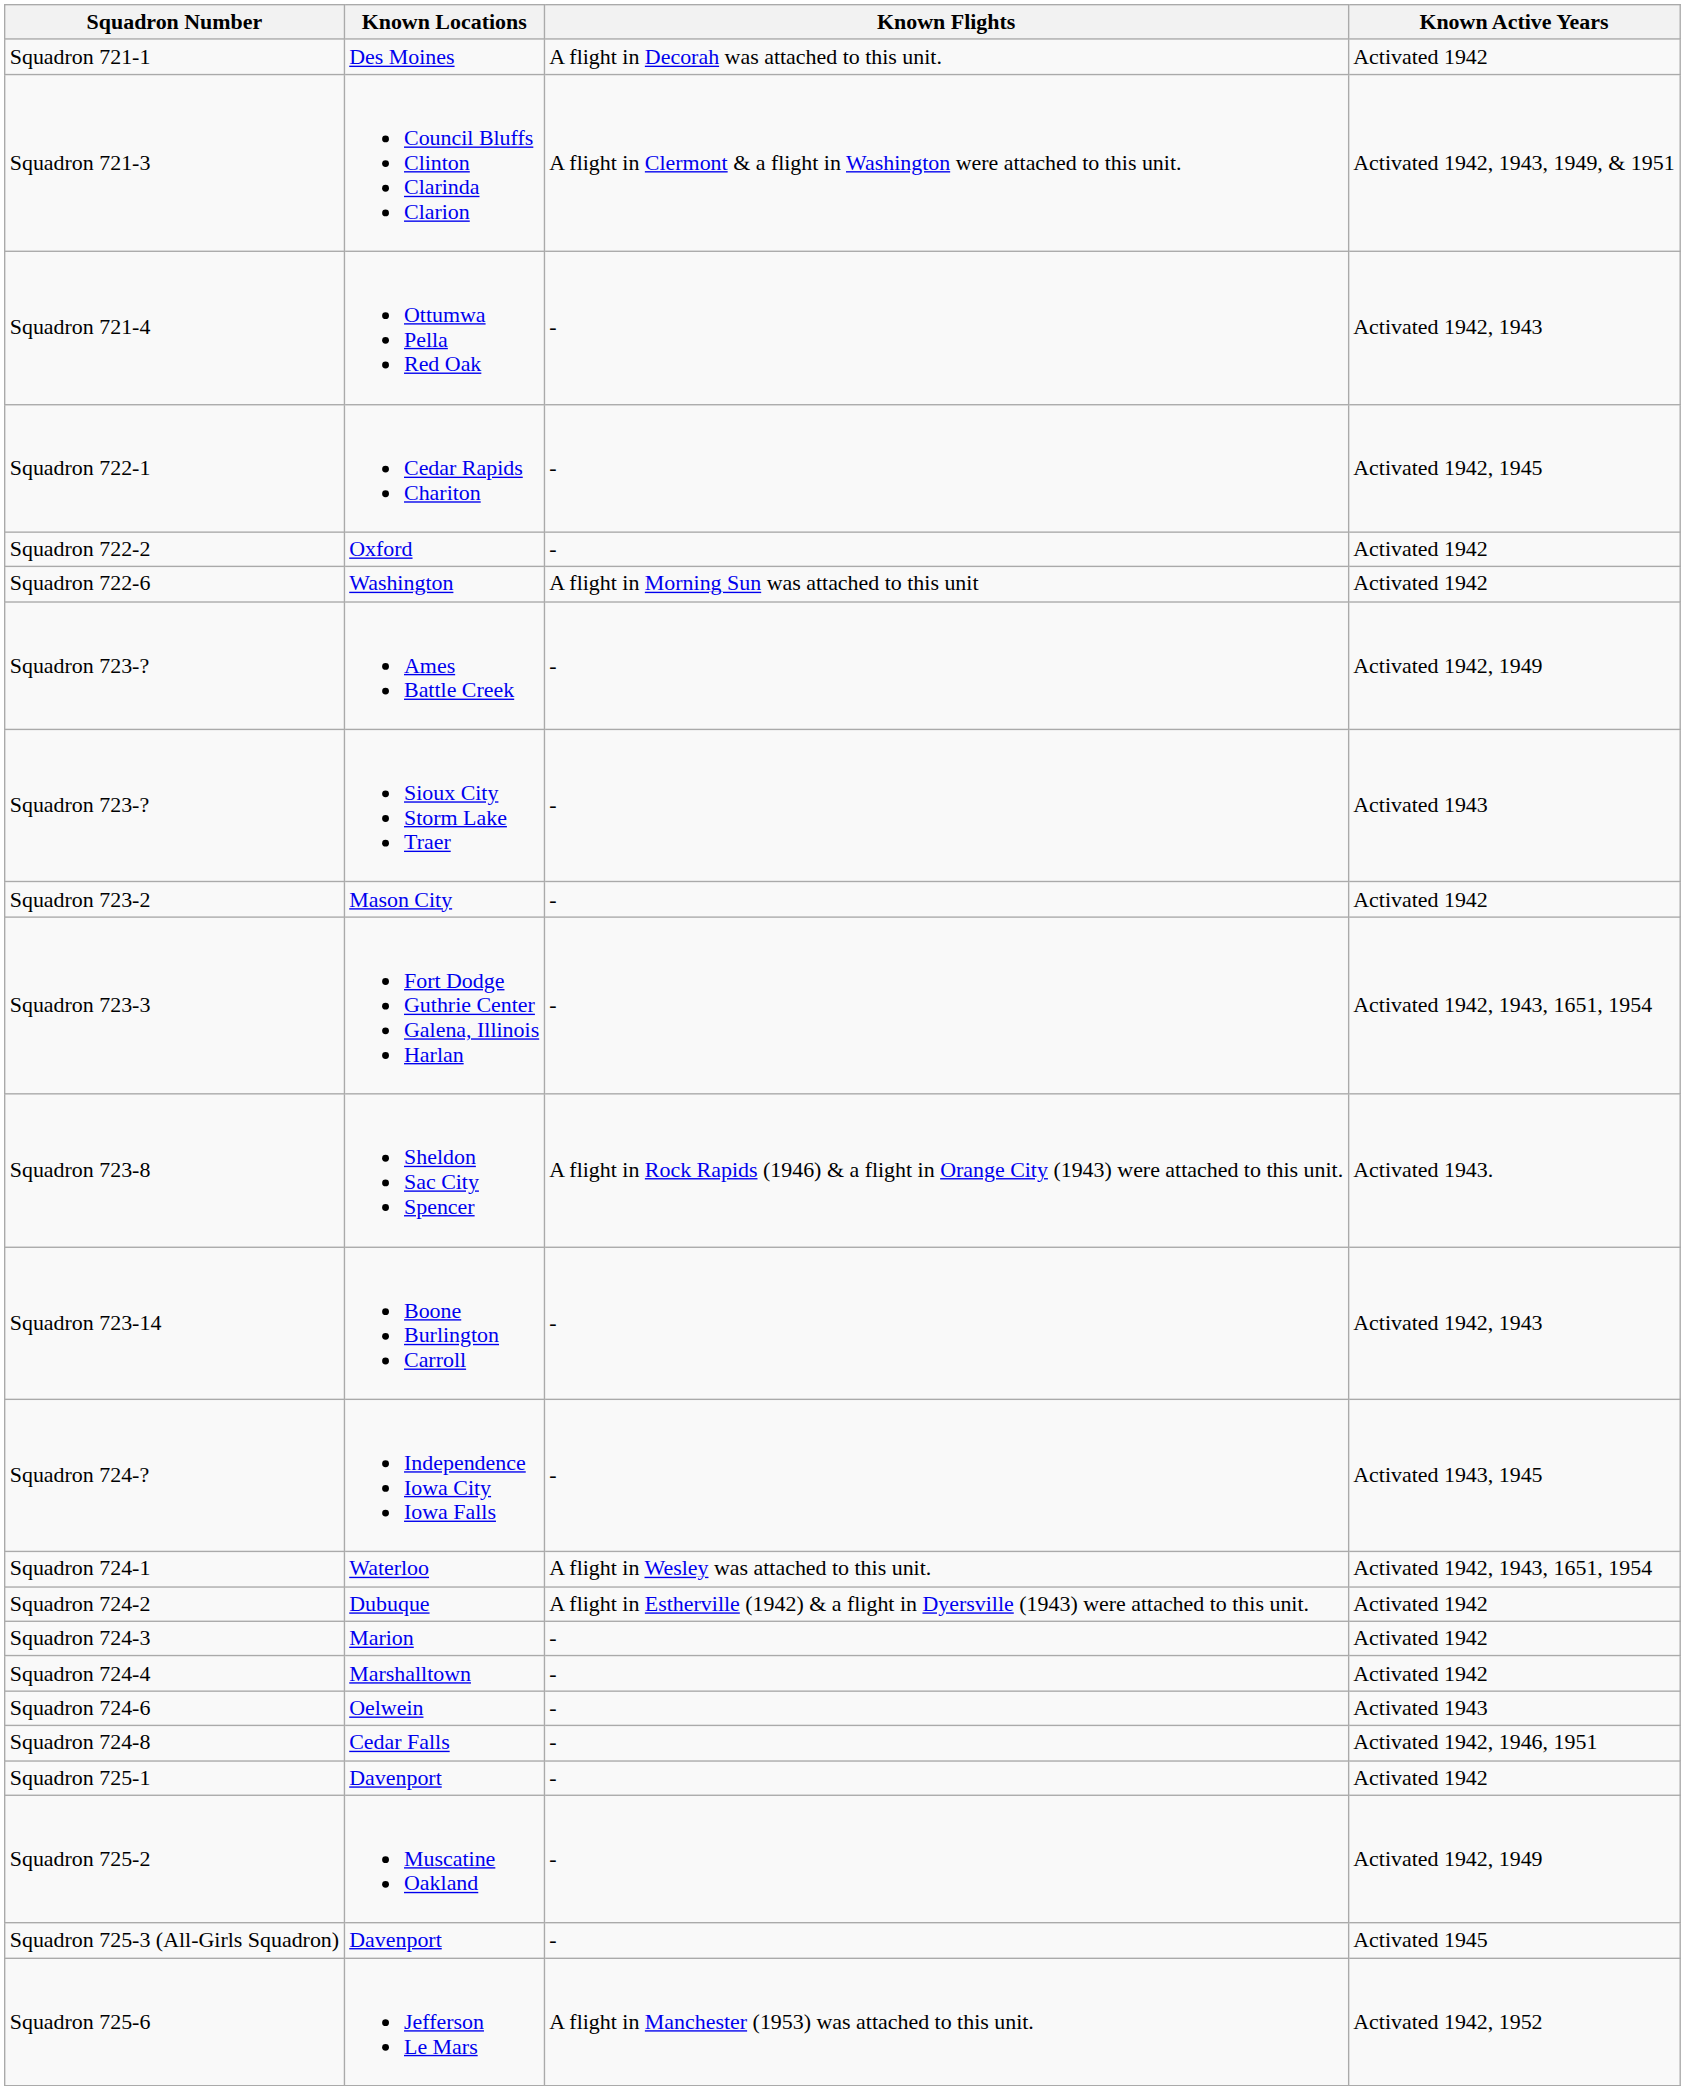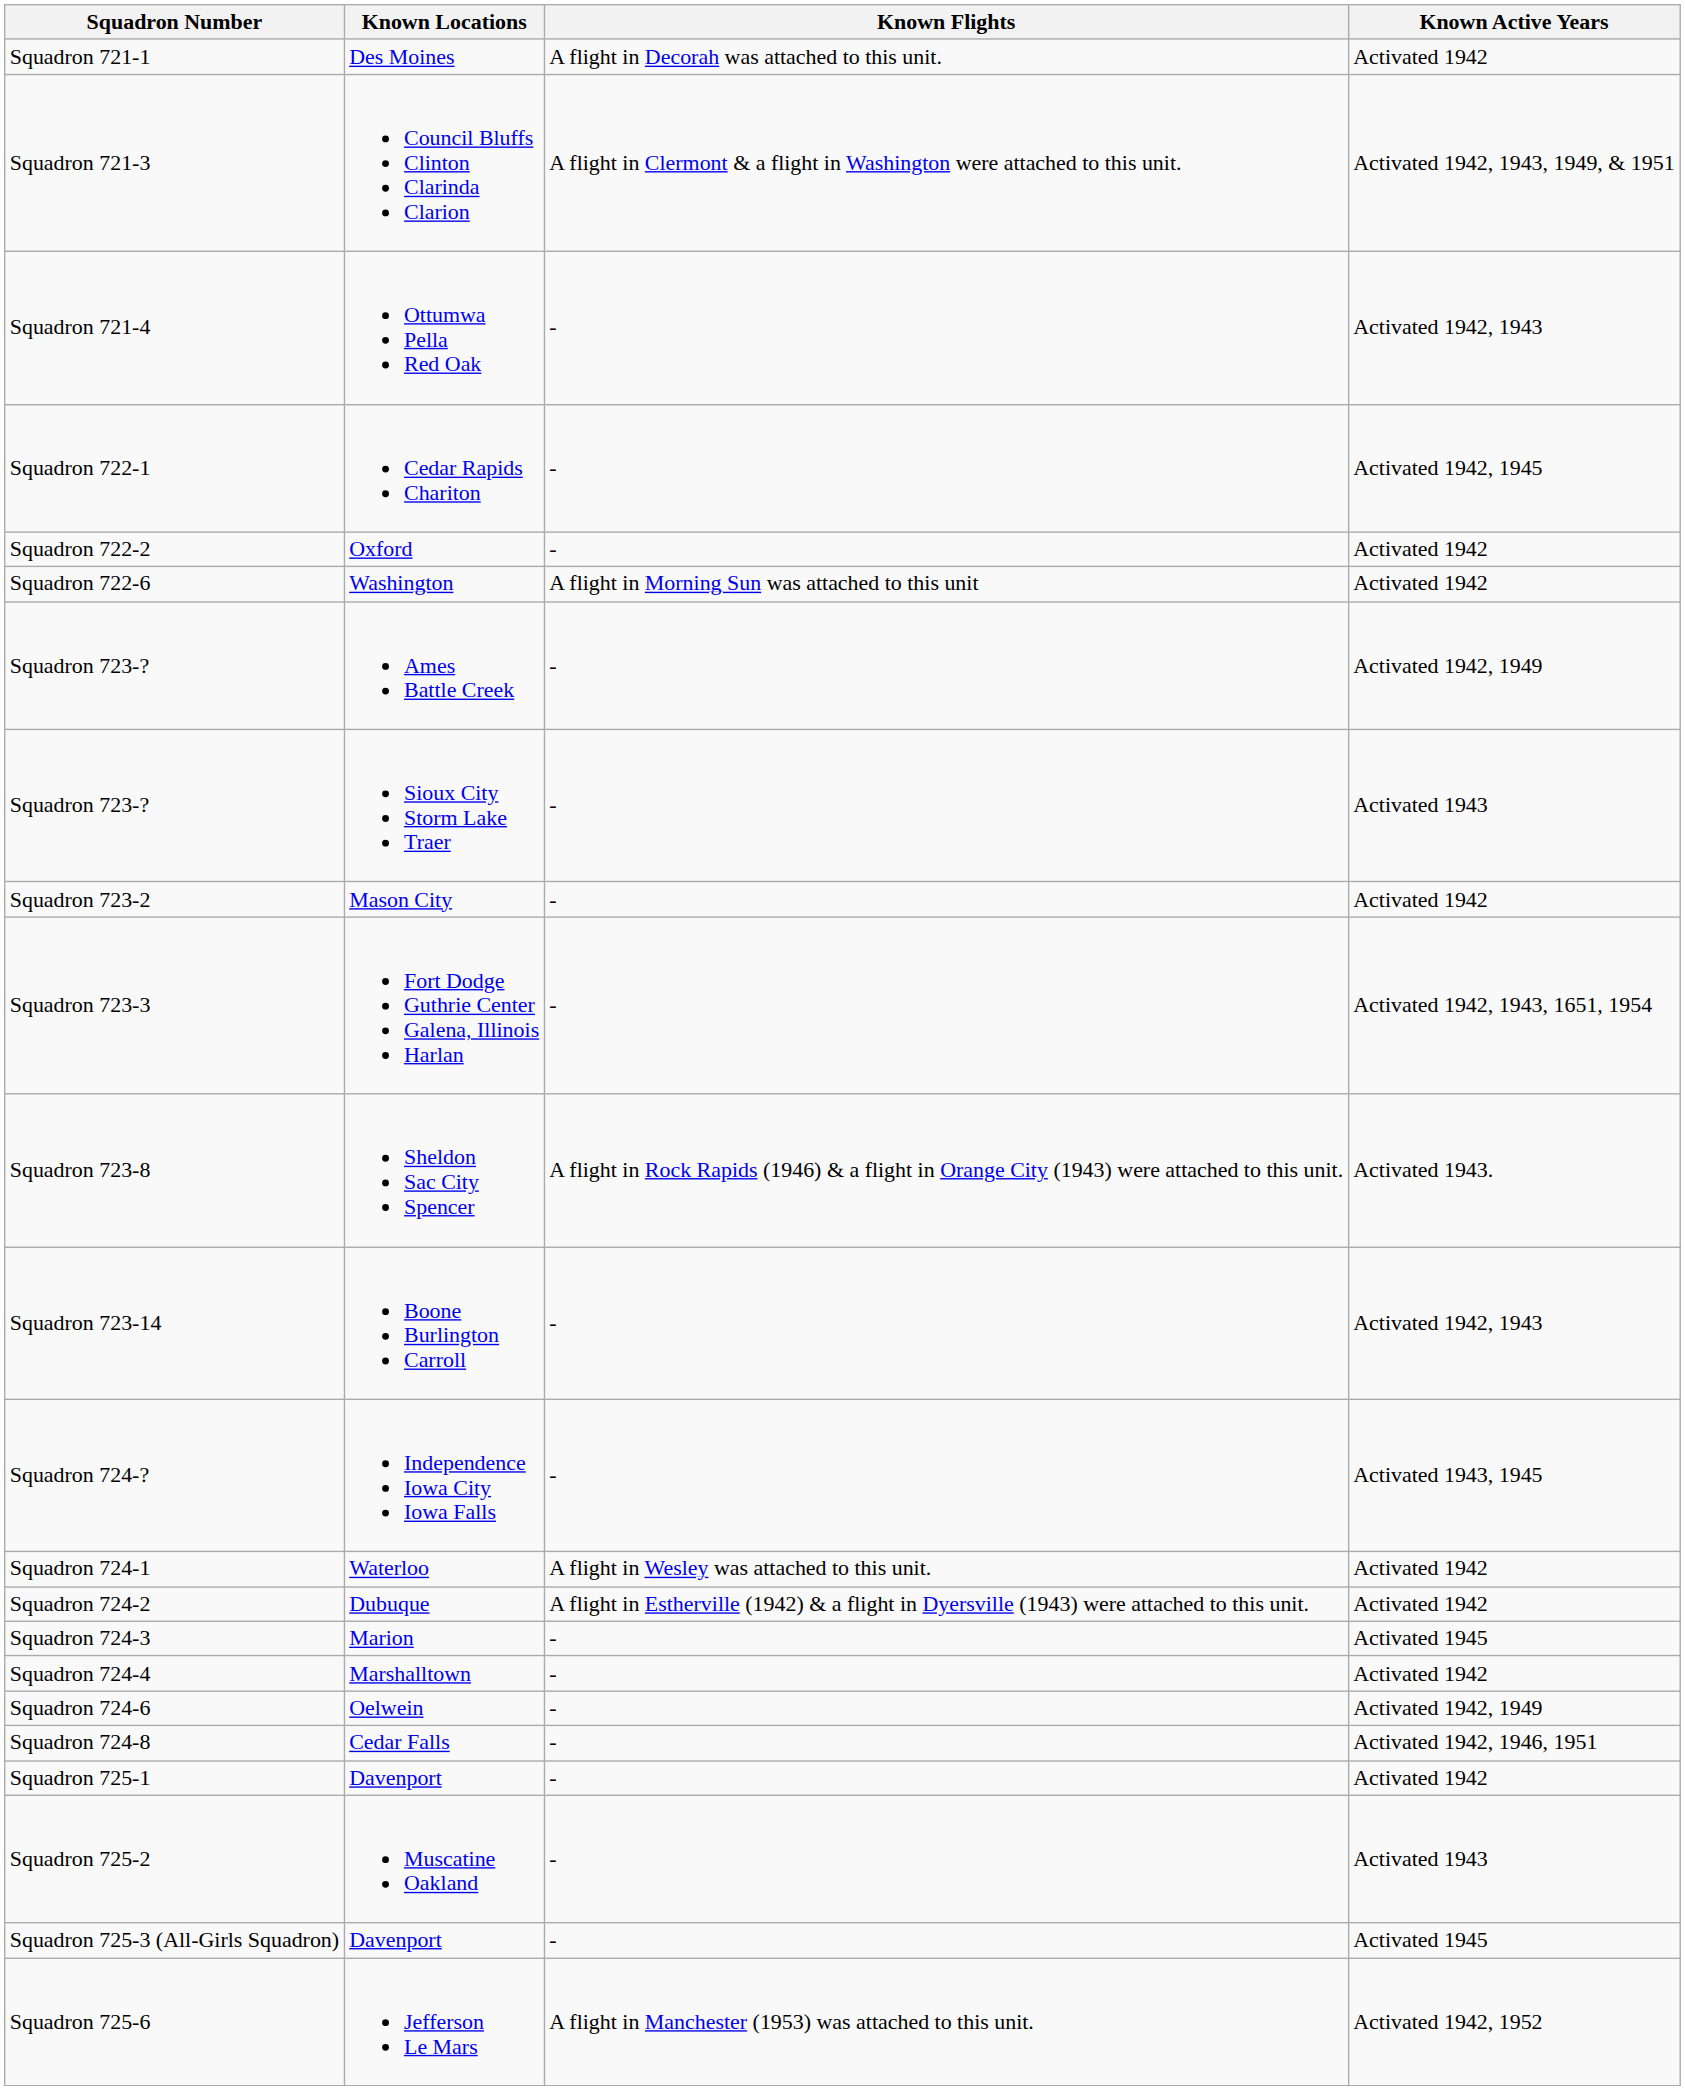(1503, 1568) Activated 1942, 1943, 1651, 1954 -> (1421, 1568) Activated 1942
(1421, 1638) Activated 1942 -> (1421, 1638) Activated 1945
(1421, 1708) Activated 1943 -> (1448, 1708) Activated 1942, 1949
(1448, 1858) Activated 1942, 1949 -> (1421, 1858) Activated 1943
